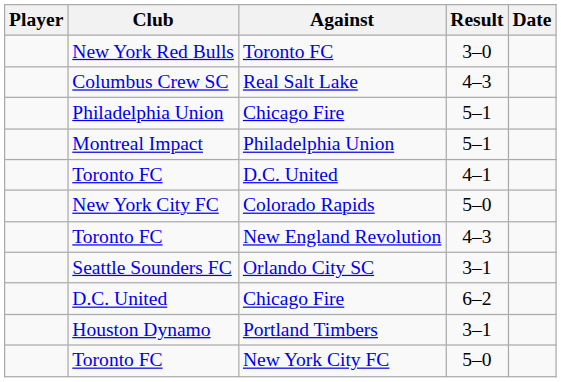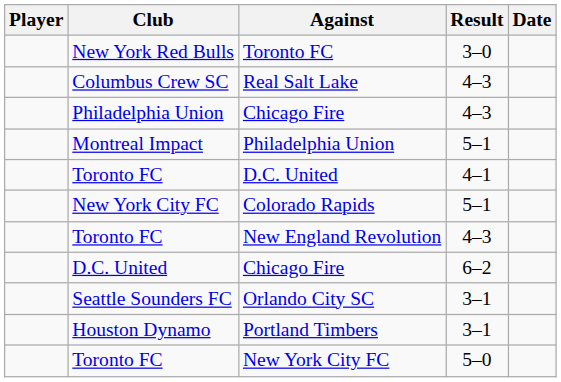(477, 112) 5–1 -> (477, 112) 4–3
(477, 205) 5–0 -> (477, 205) 5–1
rows swapped: (152, 267) <-> (120, 298)
